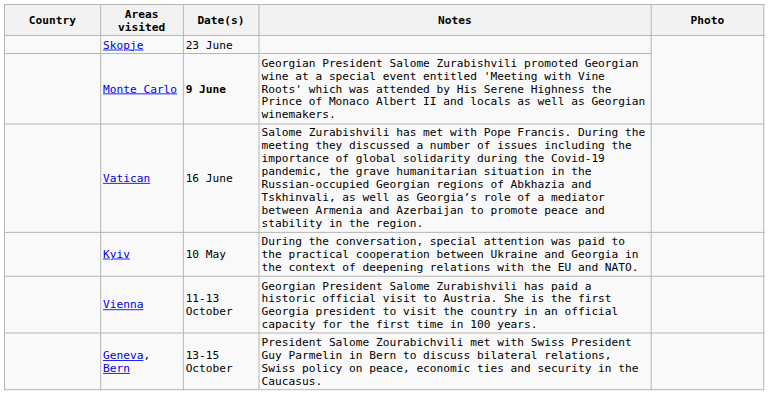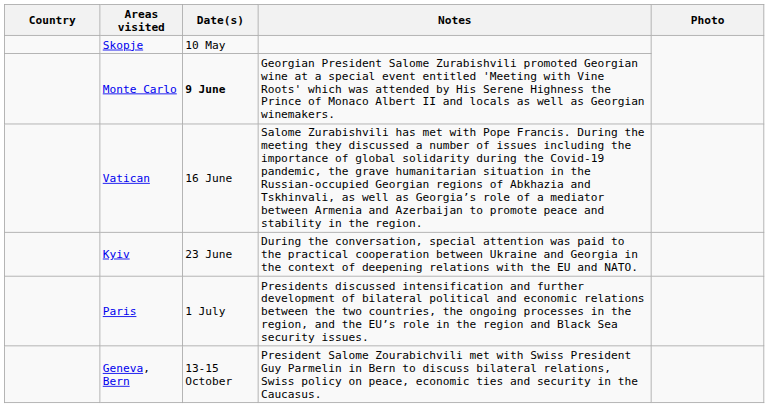(209, 45) 23 June -> (205, 45) 10 May
(206, 254) 10 May -> (209, 254) 23 June
+ row: (120, 311)
- row: (123, 305)
